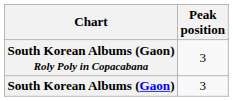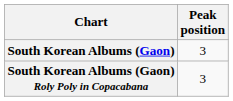rows swapped: (91, 86) <-> (91, 57)
